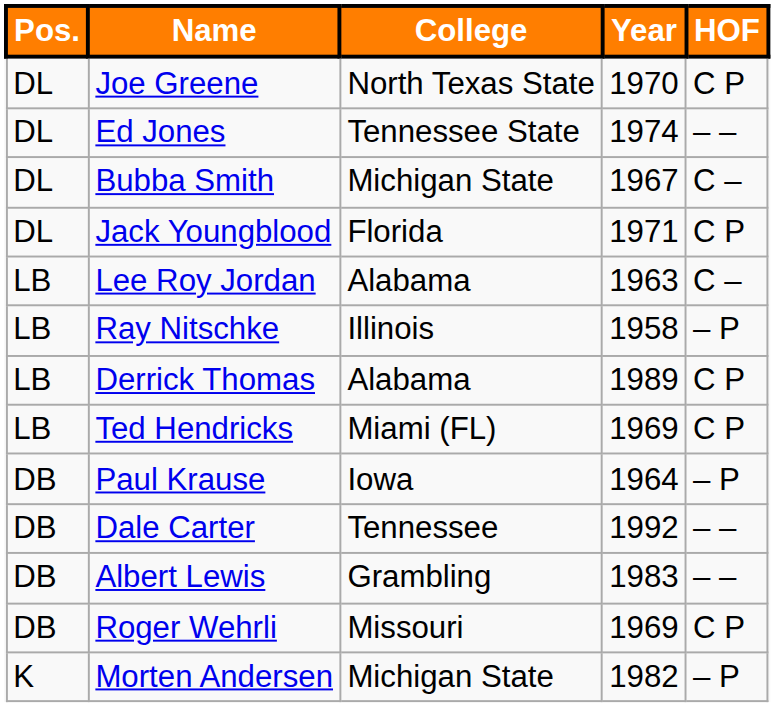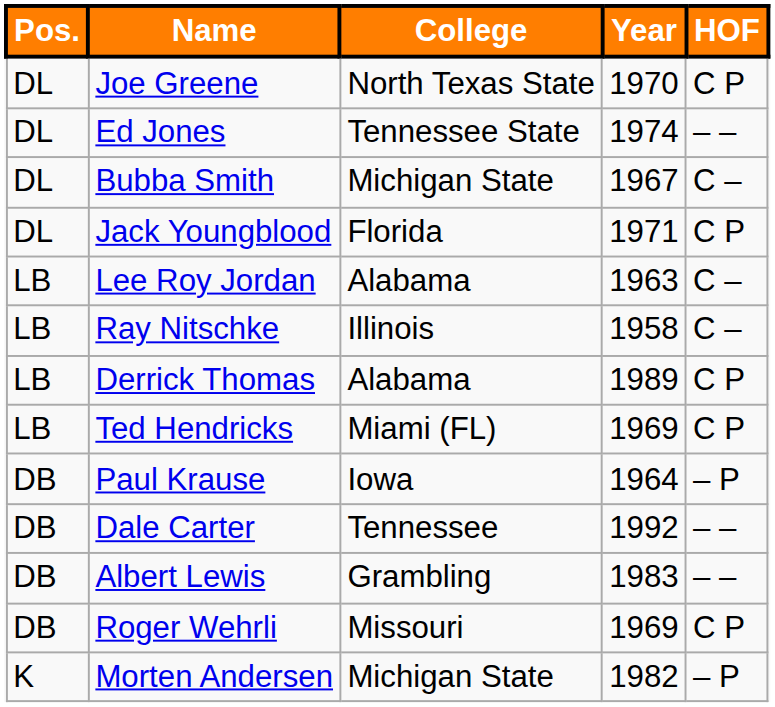(716, 330) – P -> (717, 330) C –
